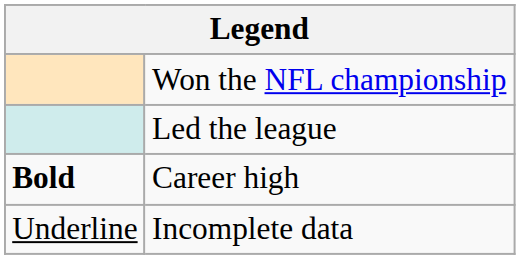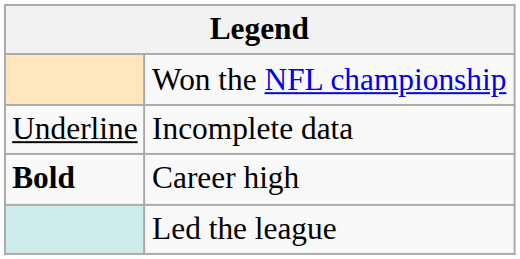rows swapped: (244, 128) <-> (253, 228)
